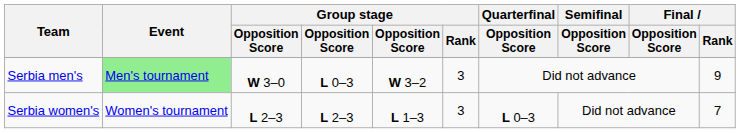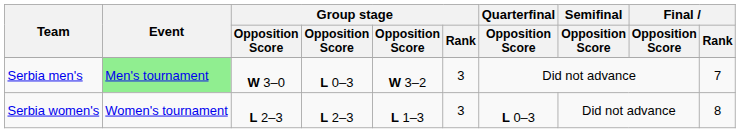(718, 76) 9 -> (718, 76) 7
(718, 110) 7 -> (718, 110) 8
